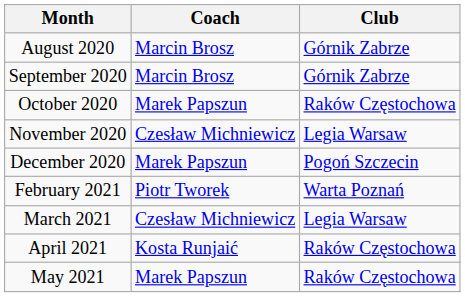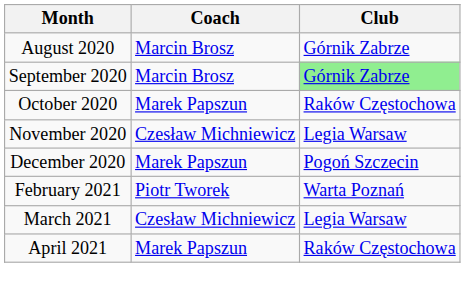(357, 76) no background -> (357, 76) lightgreen background
(187, 248) Kosta Runjaić -> (191, 248) Marek Papszun
- row: (68, 276)
